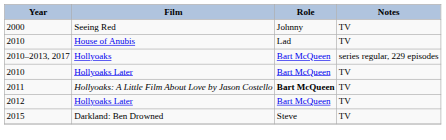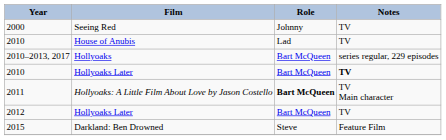(345, 72) normal -> (345, 72) bold
(345, 87) TV -> (366, 92) TV Main character
(345, 117) TV -> (362, 127) Feature Film
